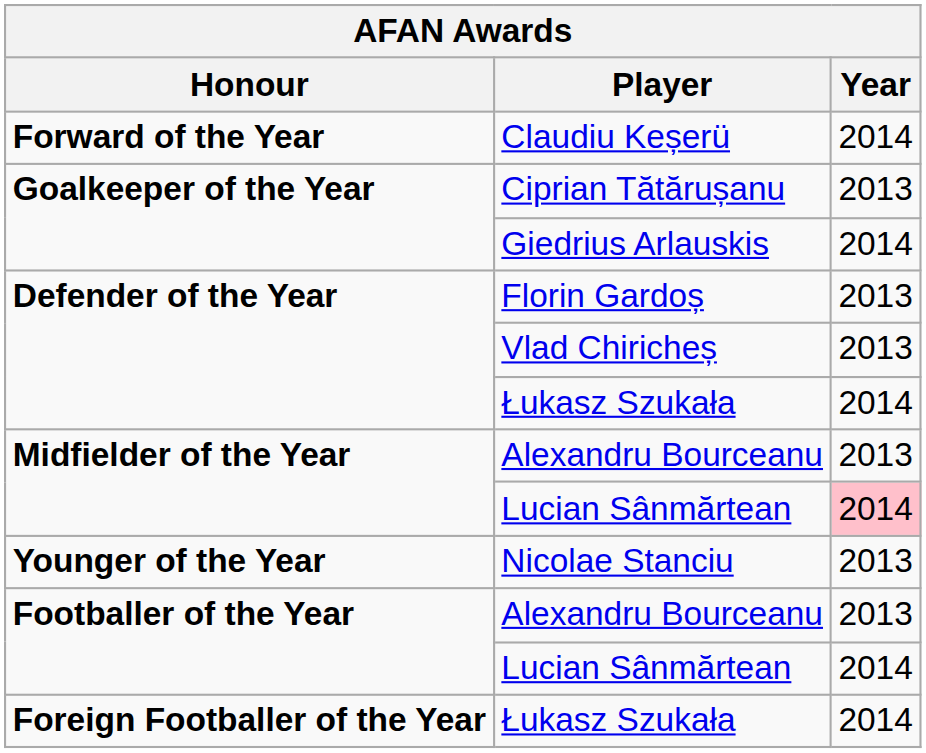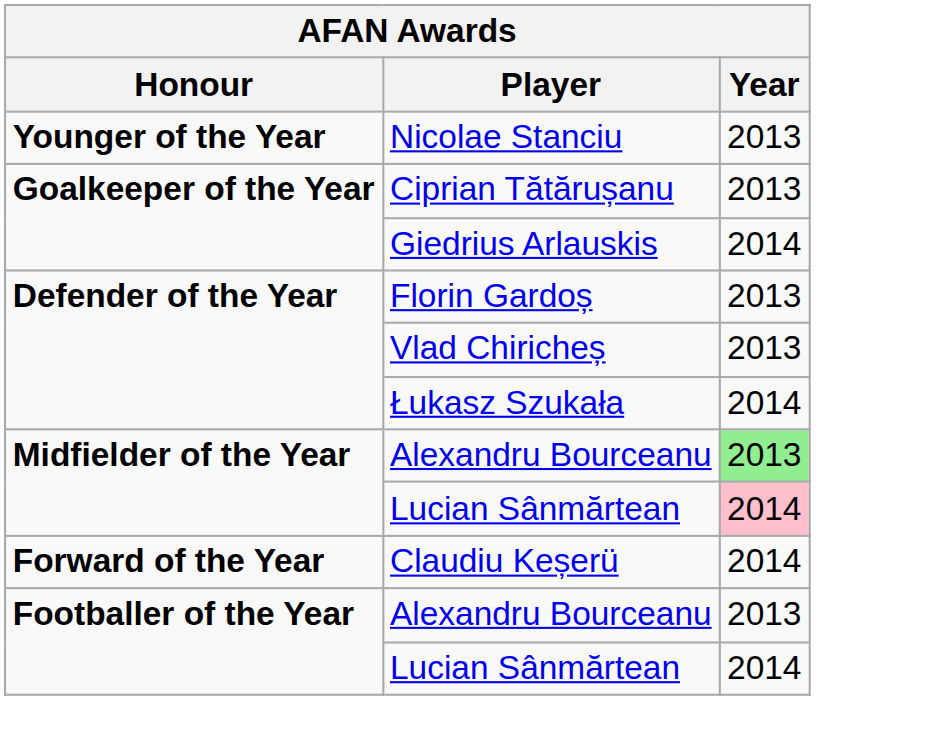rows swapped: (169, 561) <-> (169, 137)
(876, 455) no background -> (764, 455) lightgreen background
- row: (249, 720)
